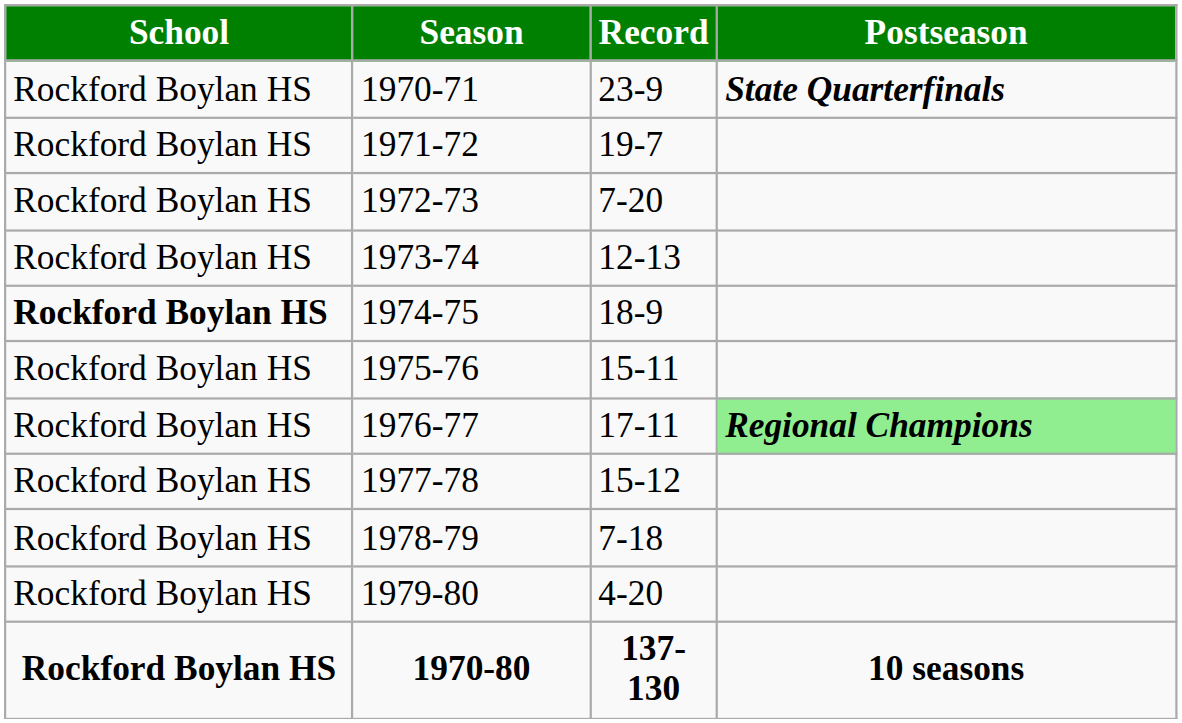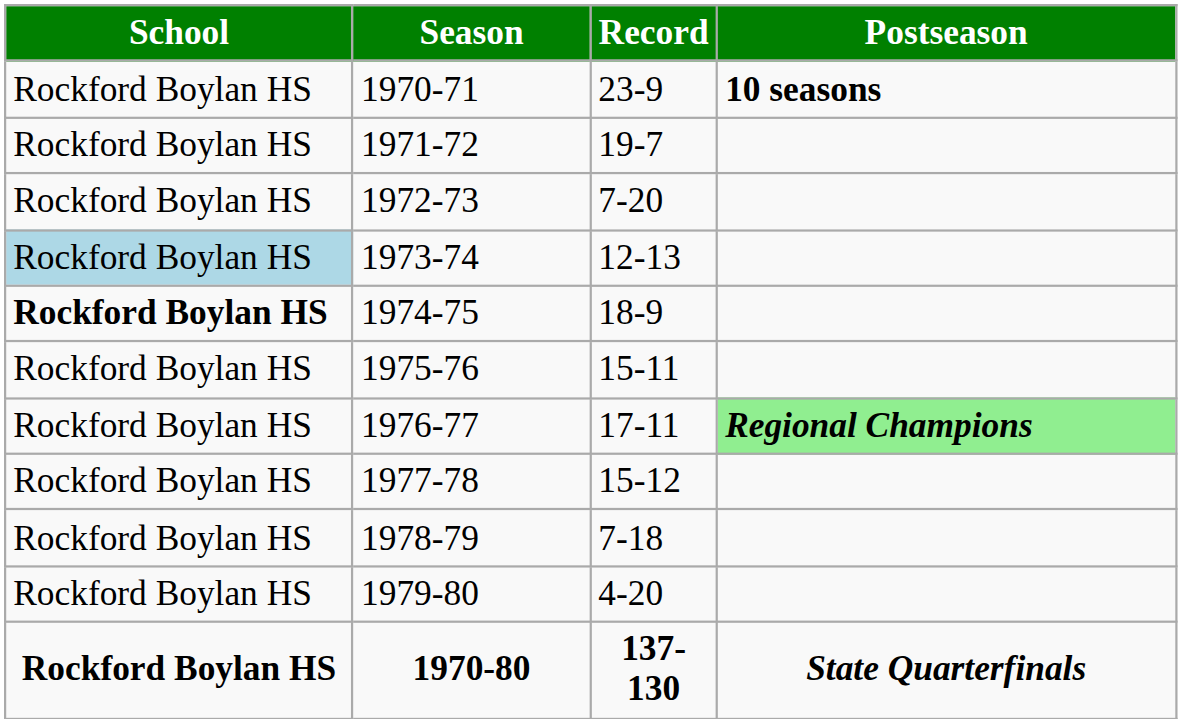(865, 88) State Quarterfinals -> (803, 88) 10 seasons
(163, 256) no background -> (163, 256) lightblue background
(946, 669) 10 seasons -> (946, 669) State Quarterfinals
